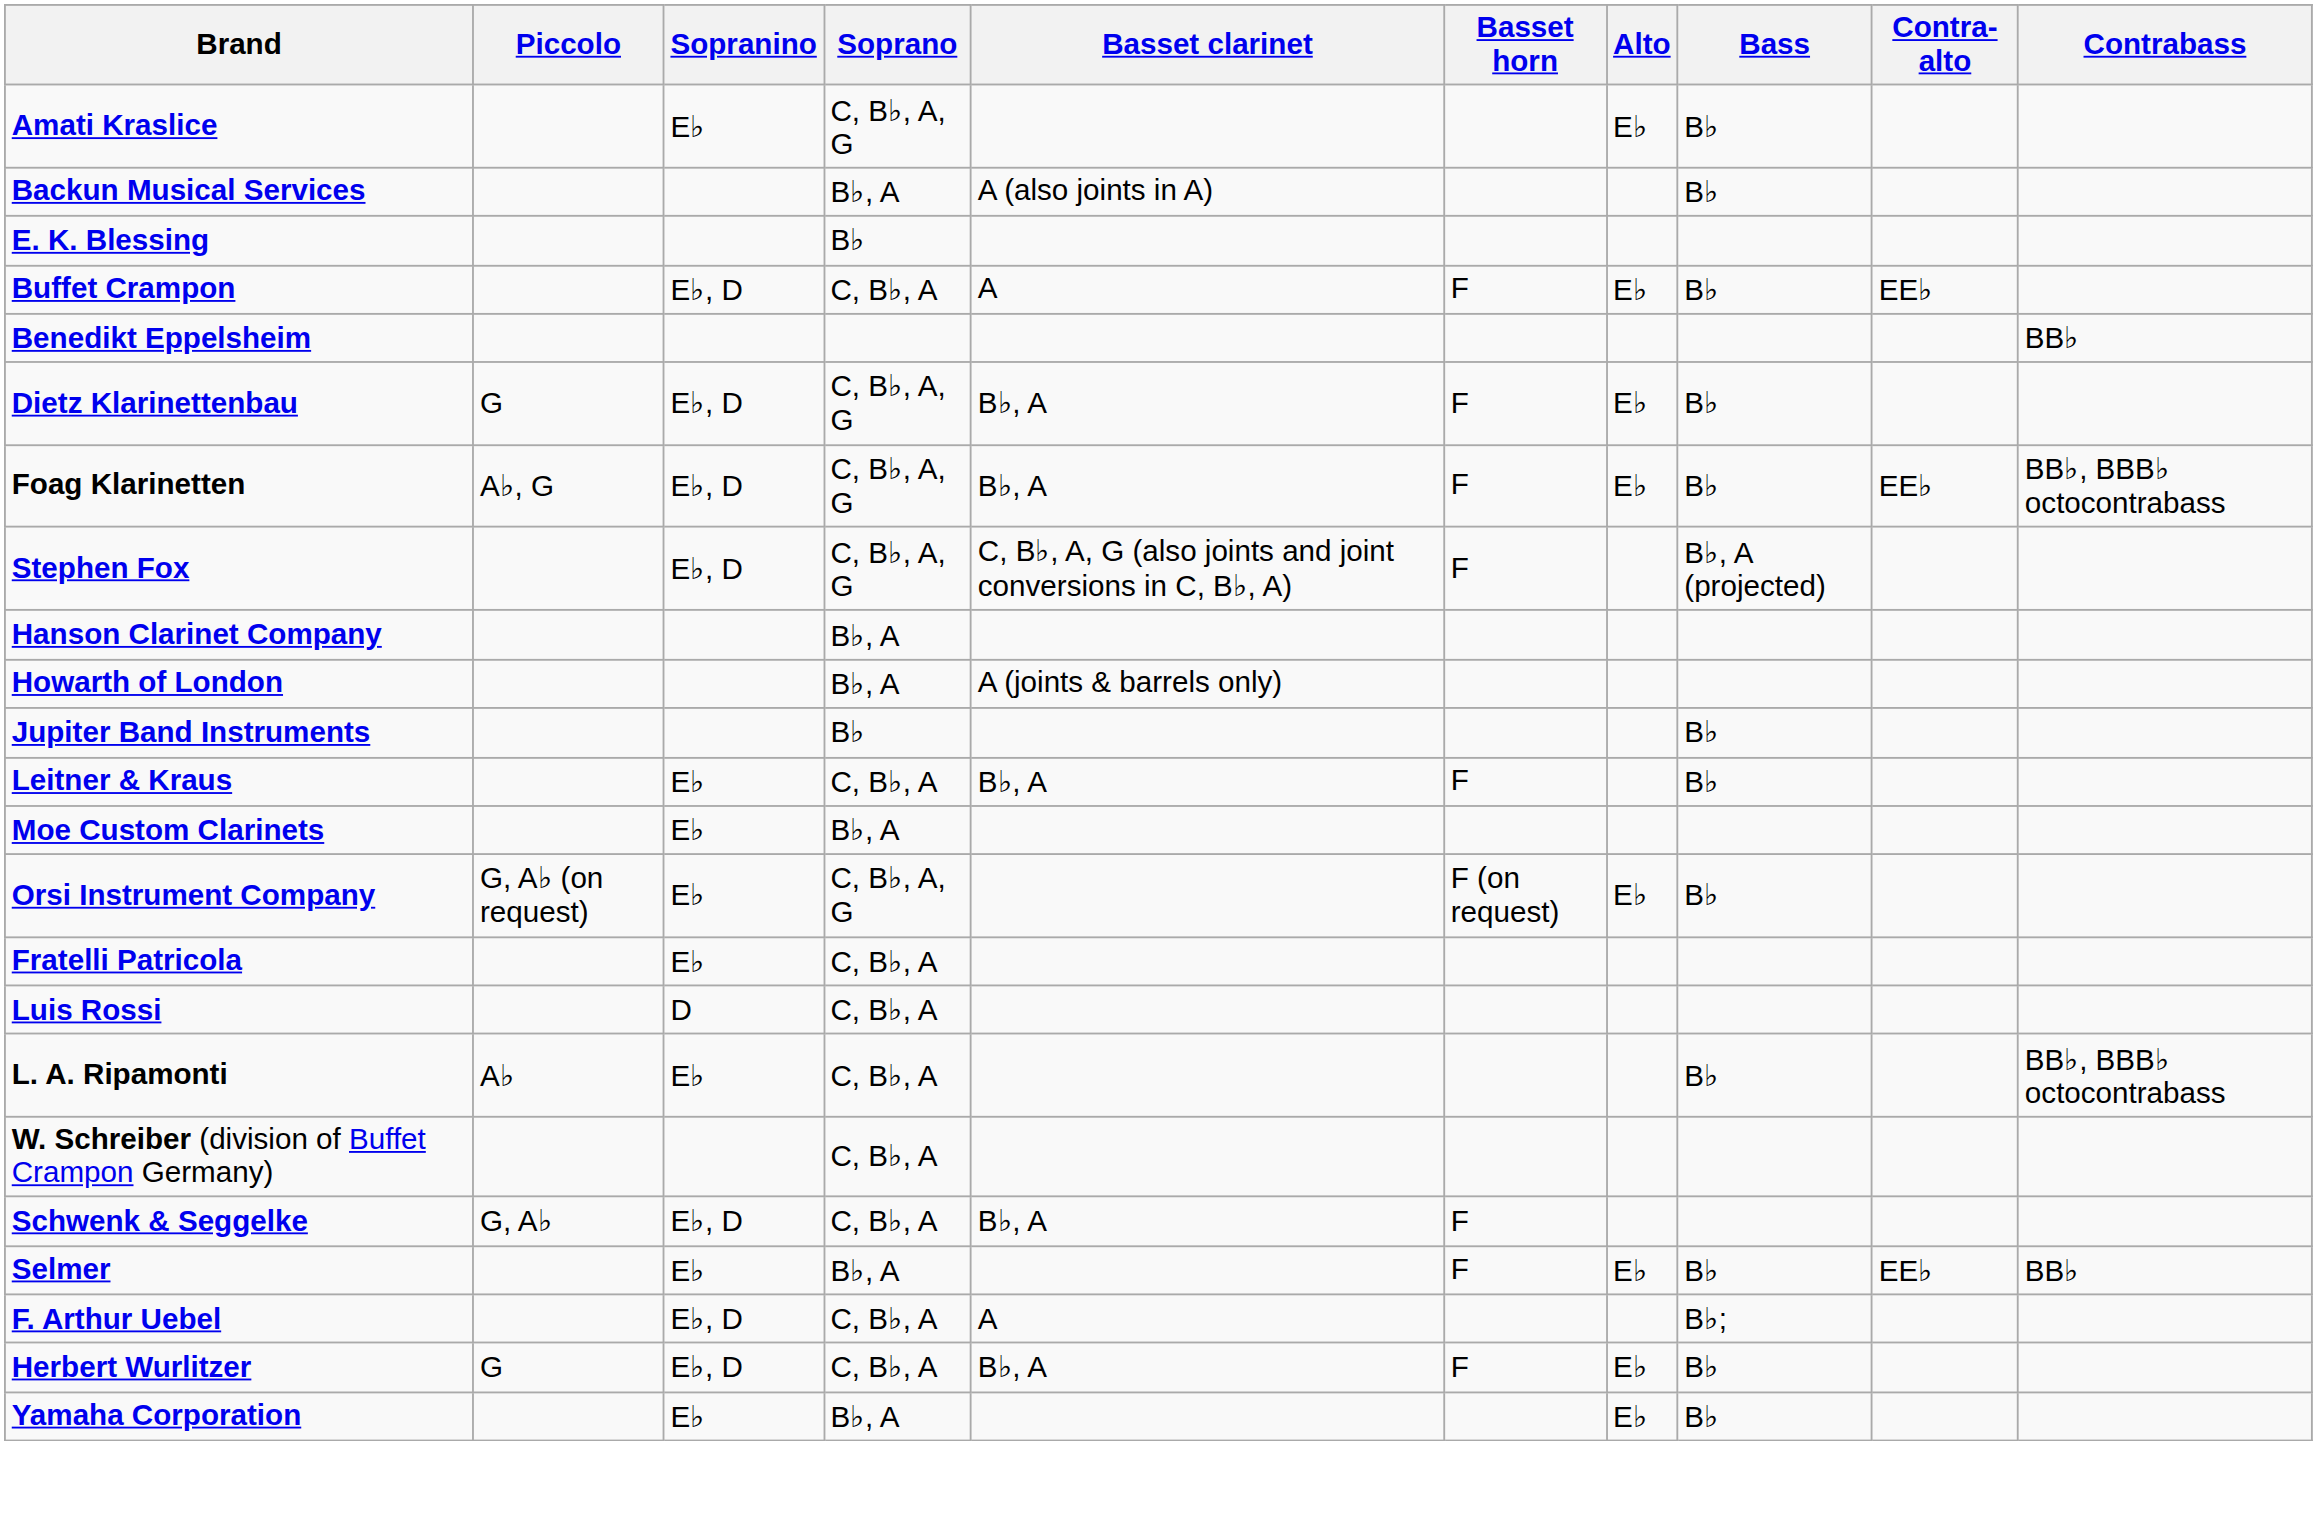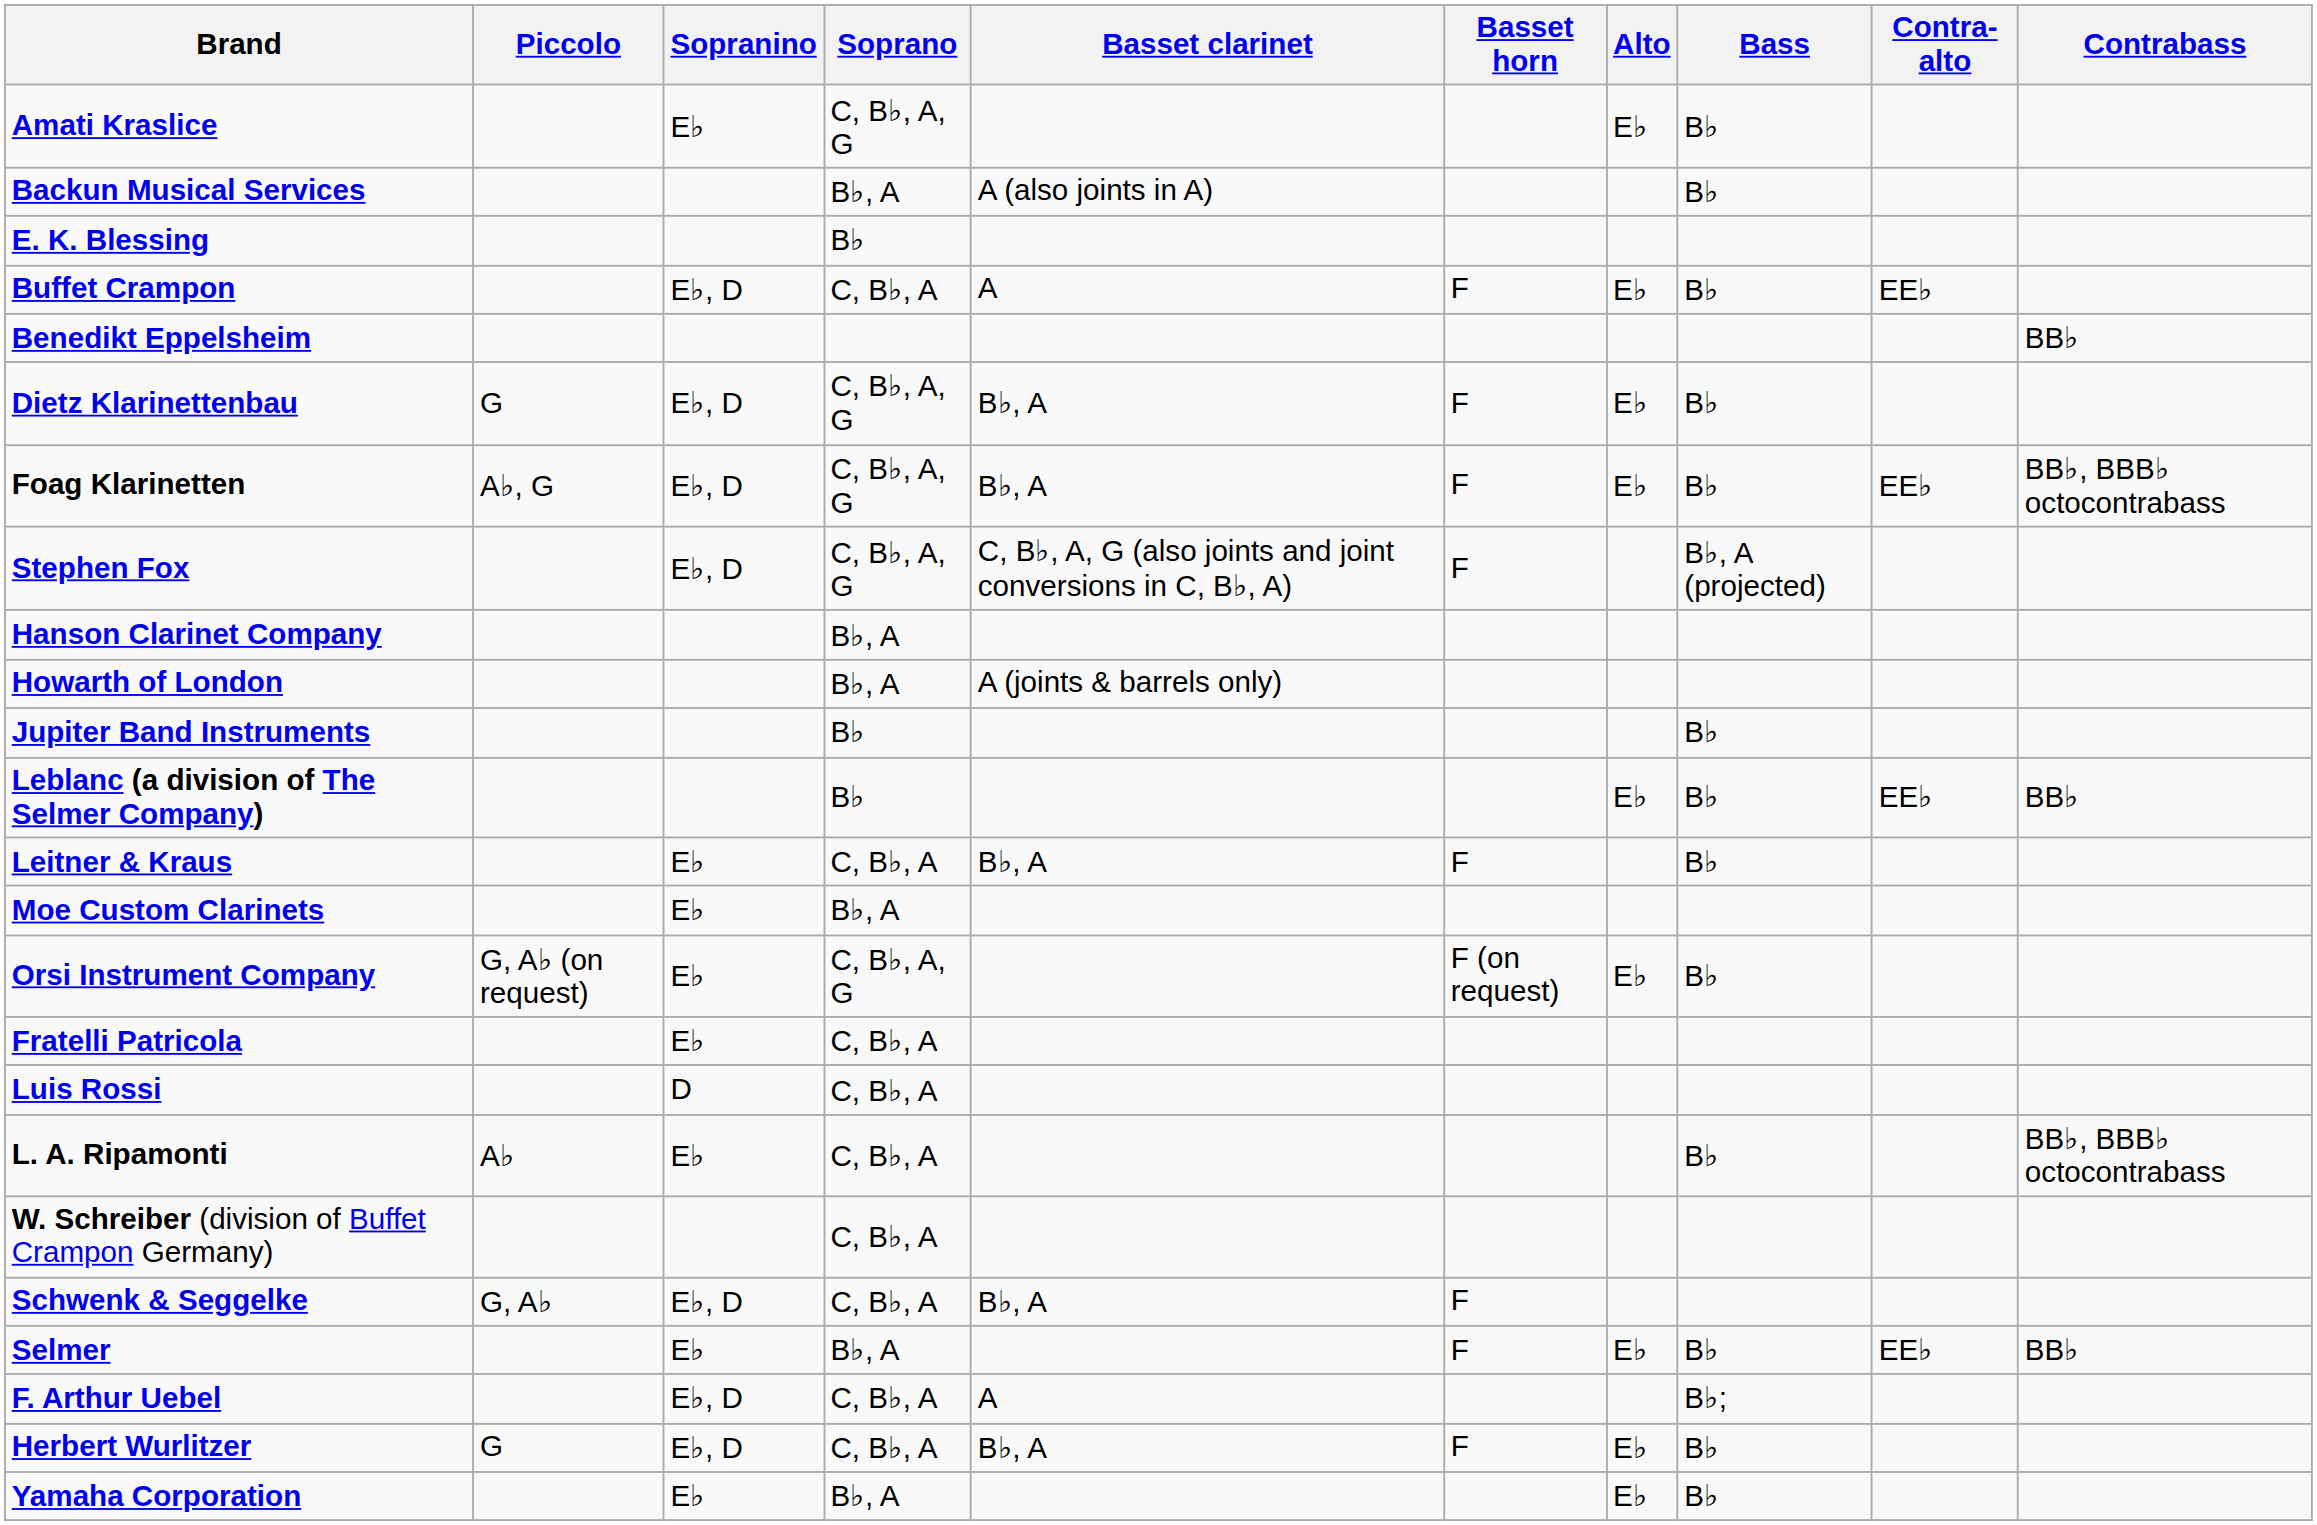+ row: (193, 796)
